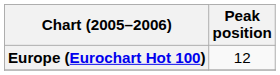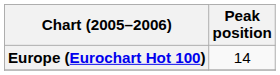(242, 57) 12 -> (242, 57) 14
